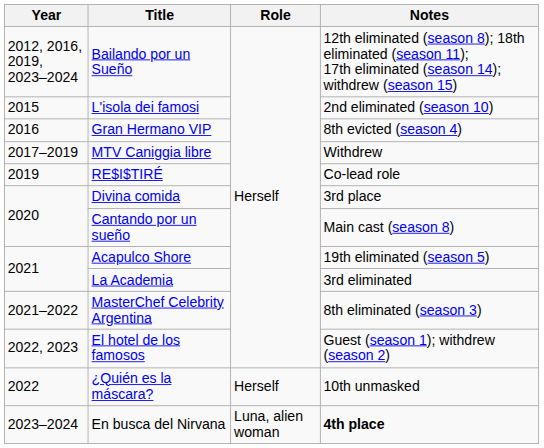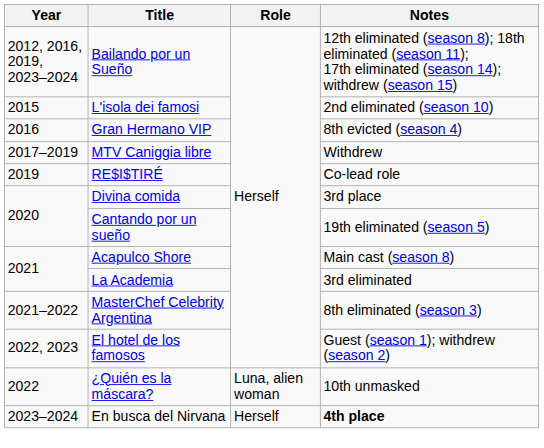(389, 227) Main cast (season 8) -> (406, 227) 19th eliminated (season 5)
(406, 257) 19th eliminated (season 5) -> (389, 257) Main cast (season 8)
(256, 386) Herself -> (269, 386) Luna, alien woman
(269, 424) Luna, alien woman -> (256, 416) Herself
